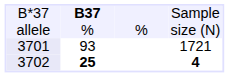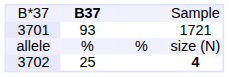rows swapped: (33, 30) <-> (33, 46)
(87, 62) bold -> (87, 62) normal
